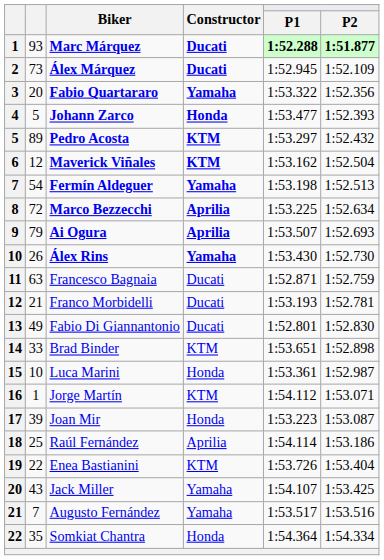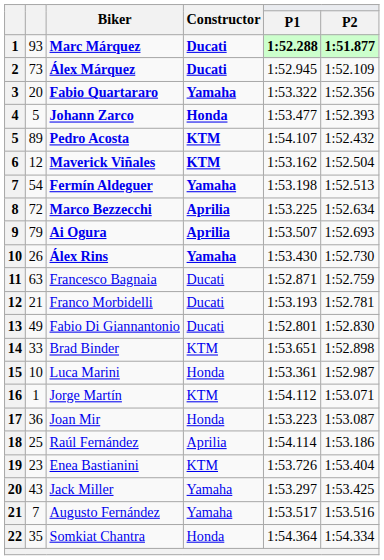(292, 139) 1:53.297 -> (292, 139) 1:54.107
(36, 419) 39 -> (36, 419) 36
(36, 465) 22 -> (36, 465) 23
(292, 489) 1:54.107 -> (292, 489) 1:53.297
